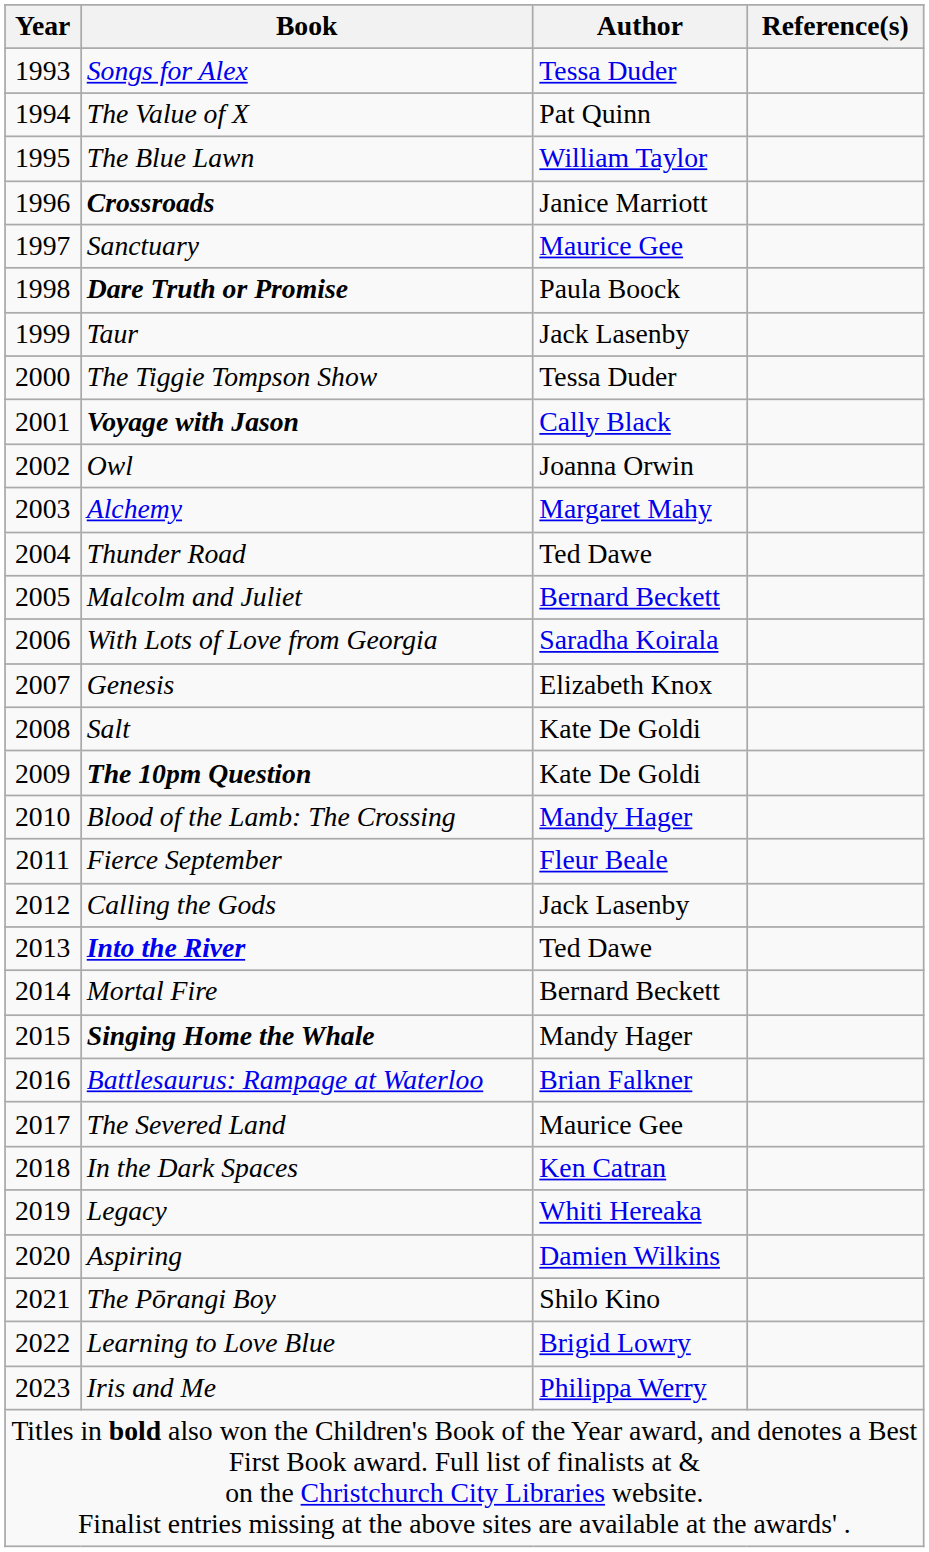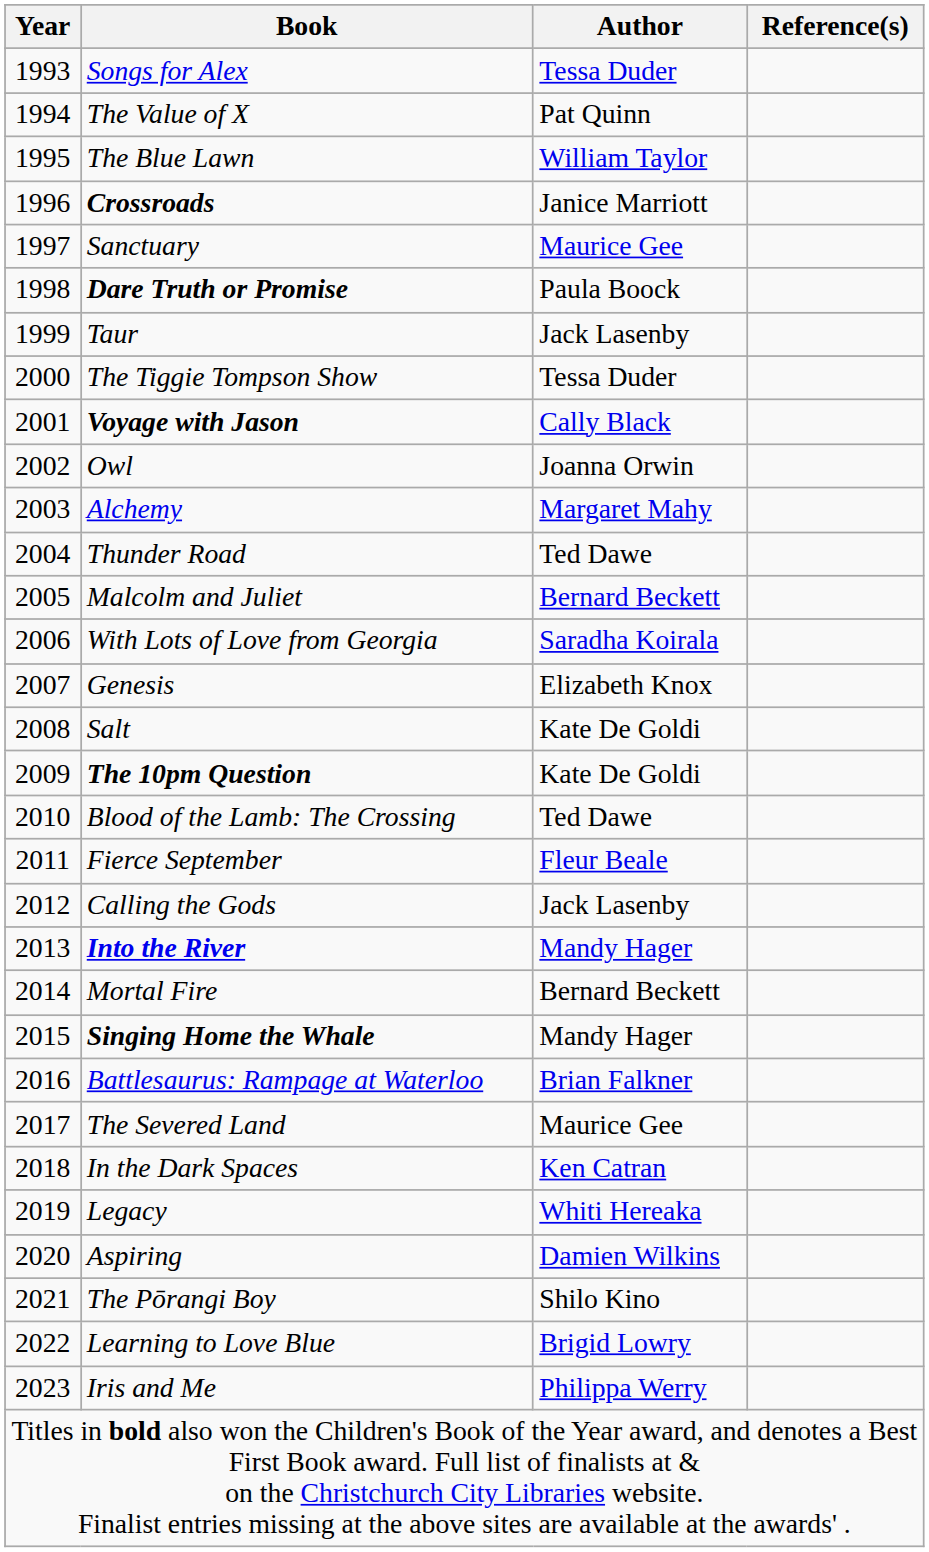(616, 816) Mandy Hager -> (596, 816) Ted Dawe
(596, 948) Ted Dawe -> (616, 948) Mandy Hager
